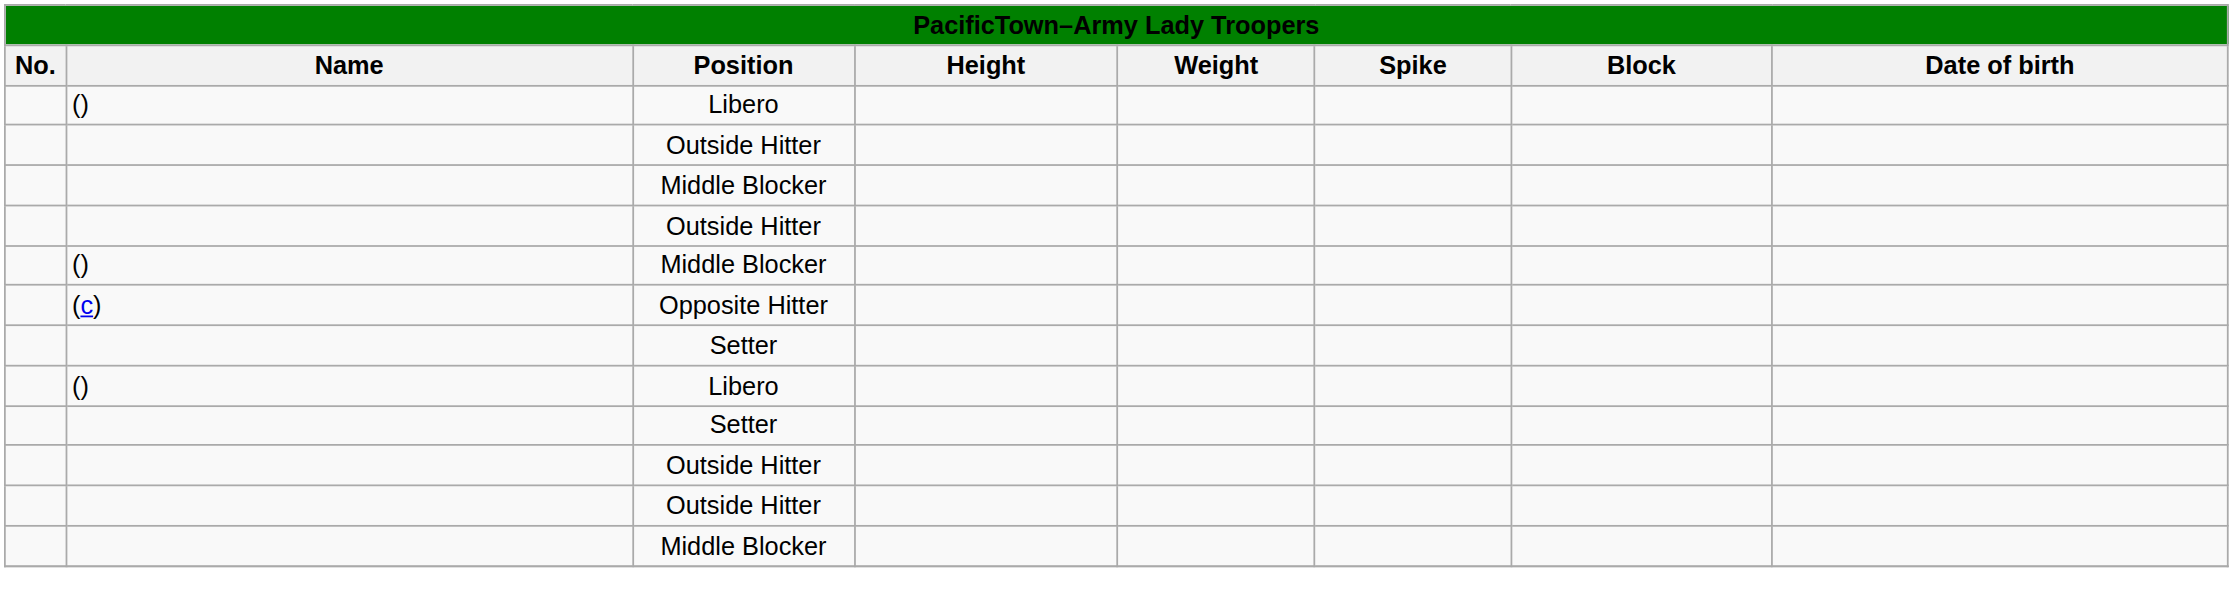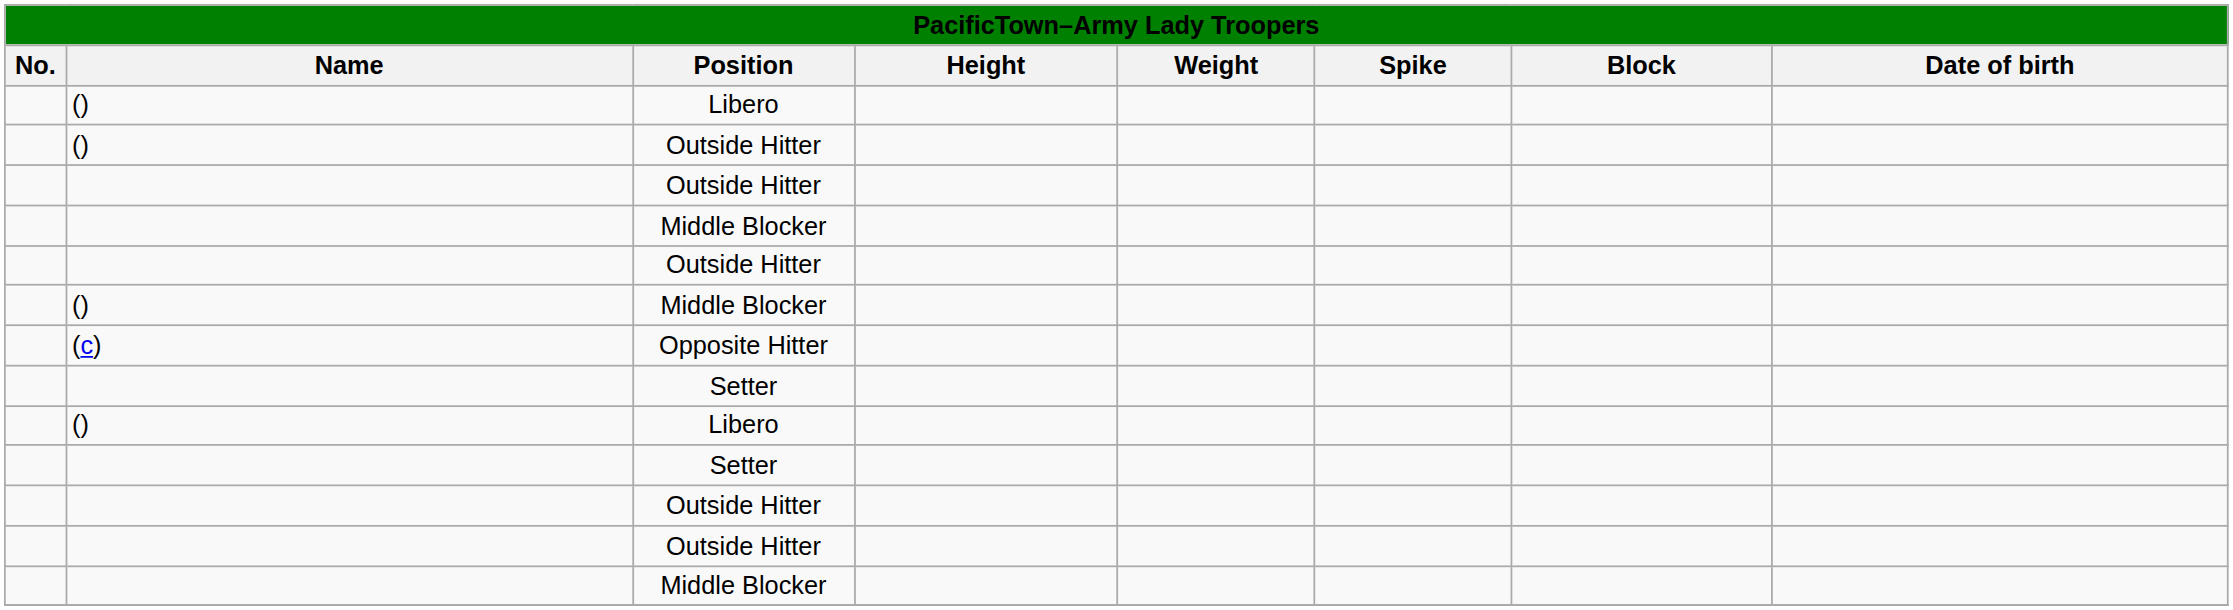+ row: (80, 145)
